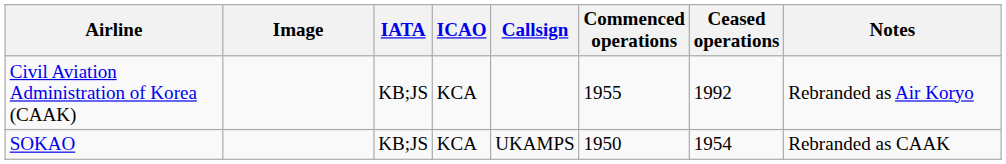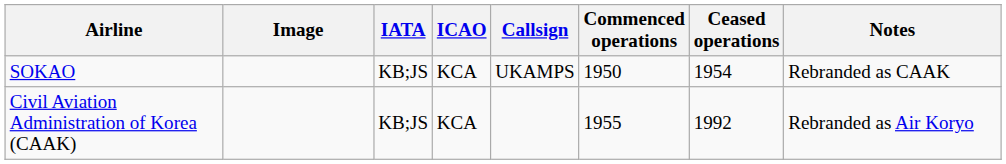rows swapped: (103, 92) <-> (42, 144)
